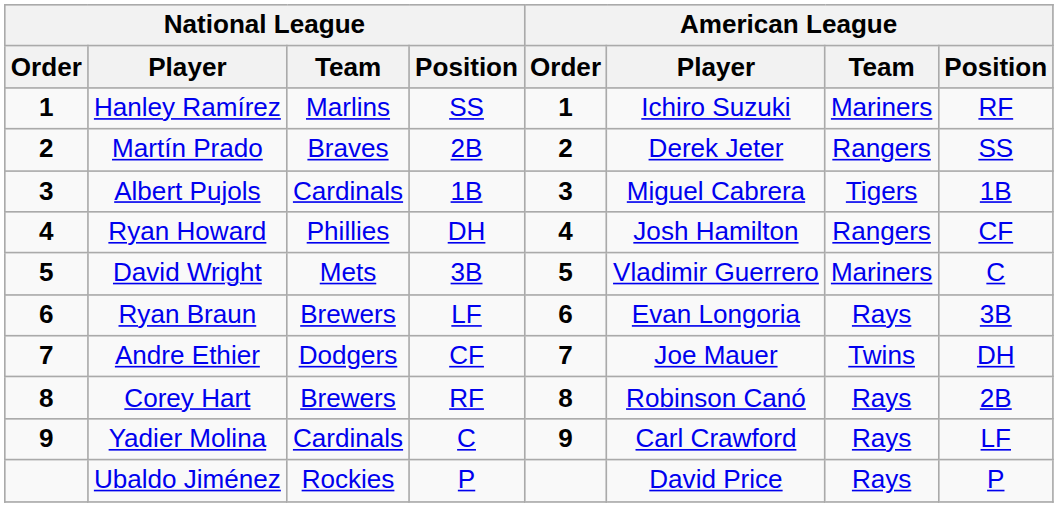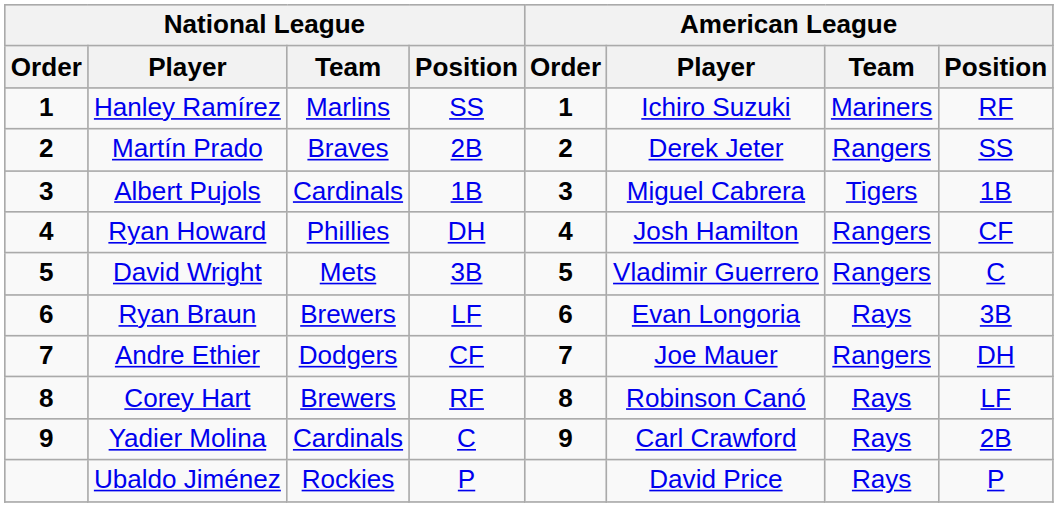(882, 273) Mariners -> (882, 273) Rangers
(882, 356) Twins -> (882, 356) Rangers
(996, 397) 2B -> (996, 397) LF
(996, 438) LF -> (996, 438) 2B
